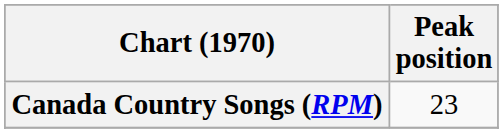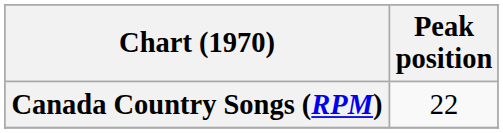(444, 104) 23 -> (444, 104) 22
